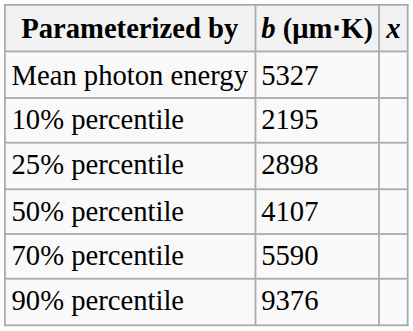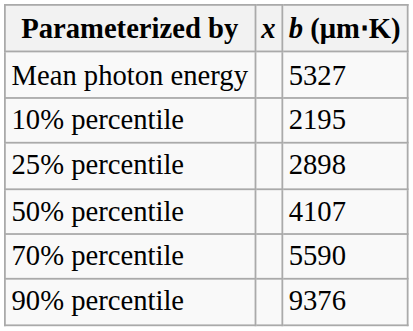columns swapped: (393, 28) <-> (317, 29)
